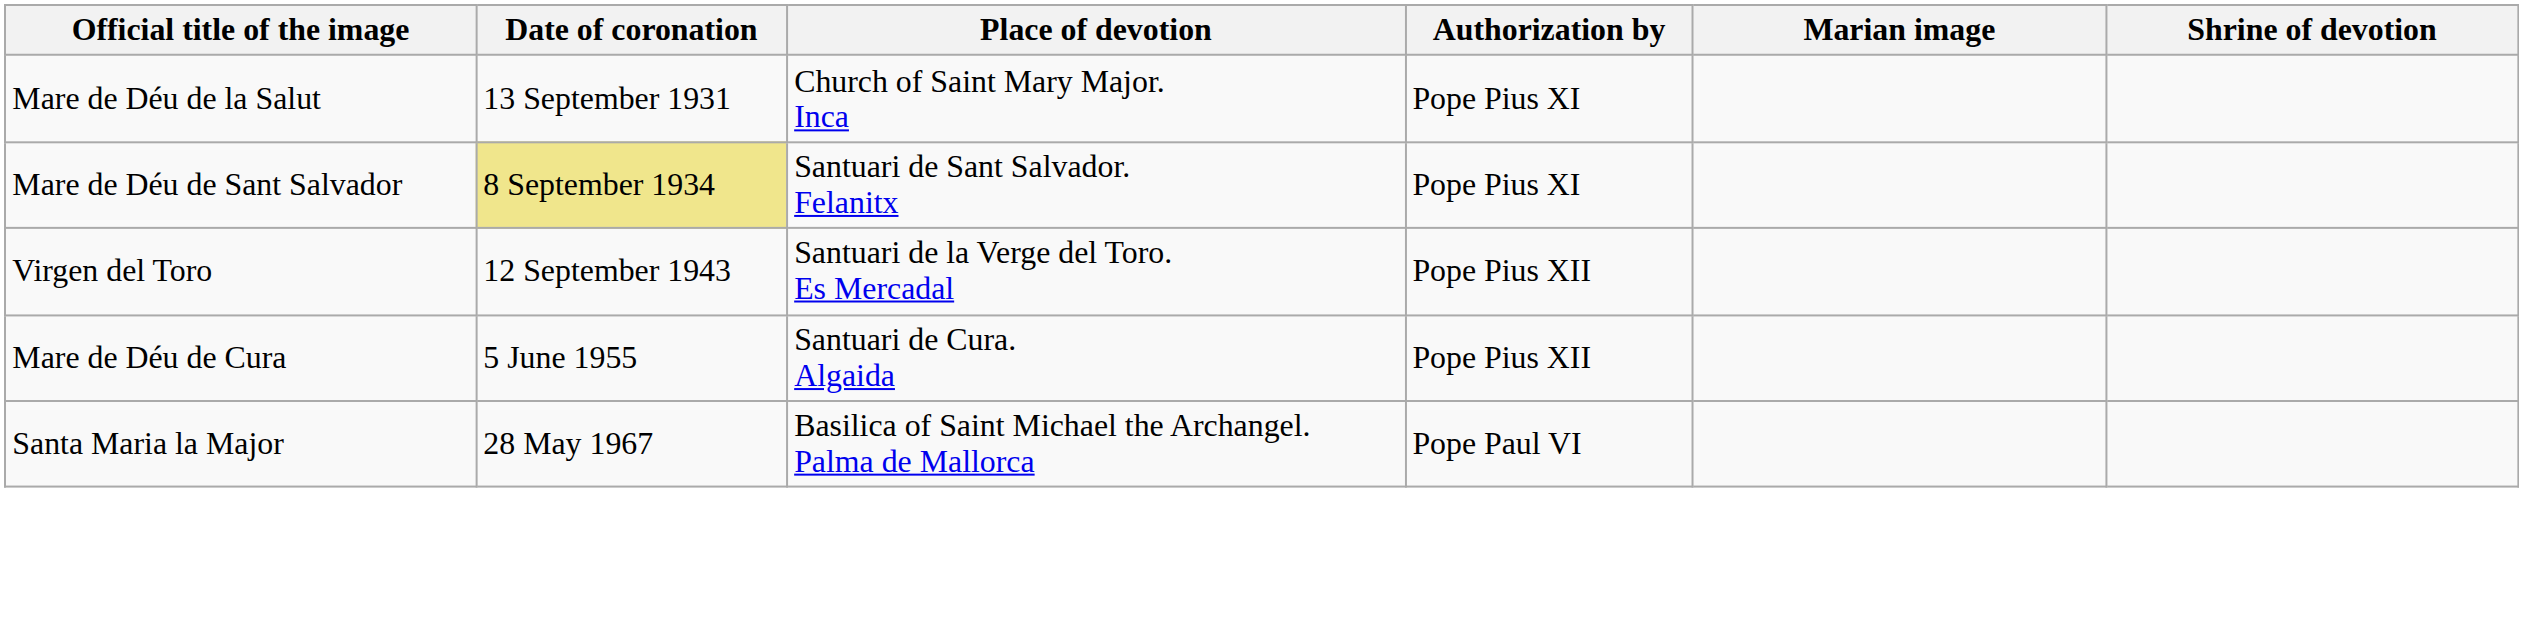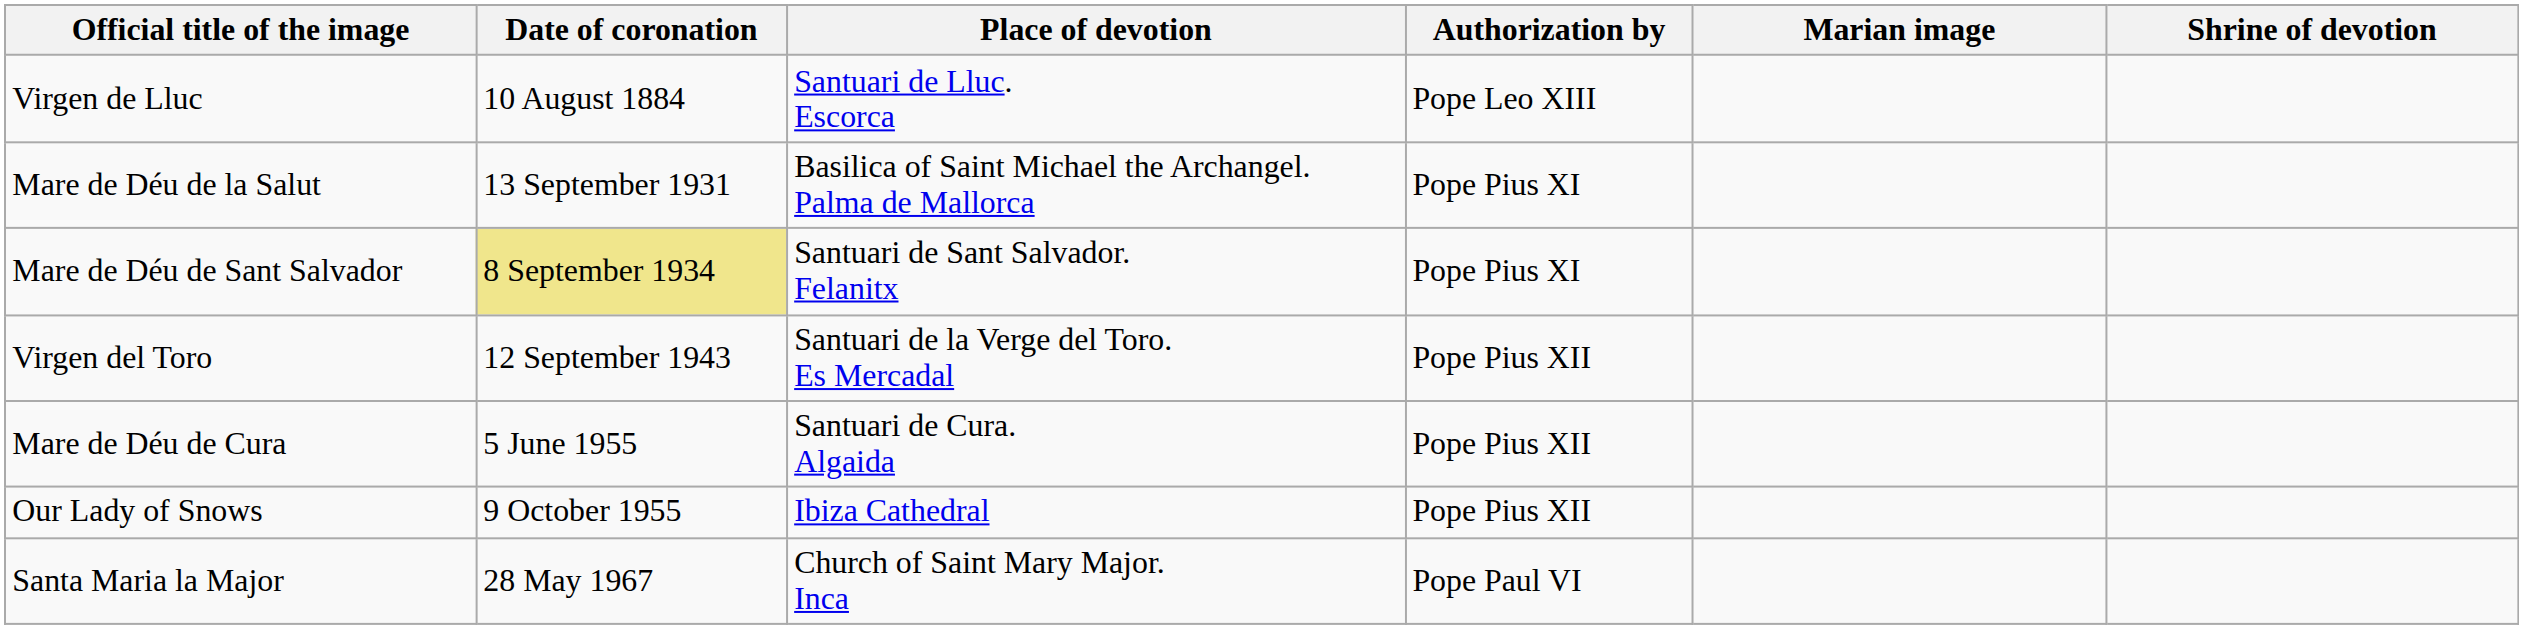+ row: (107, 98)
(979, 98) Church of Saint Mary Major. Inca -> (1052, 184) Basilica of Saint Michael the Archangel. Palma de Mallorca
+ row: (137, 511)
(1052, 443) Basilica of Saint Michael the Archangel. Palma de Mallorca -> (979, 580) Church of Saint Mary Major. Inca
